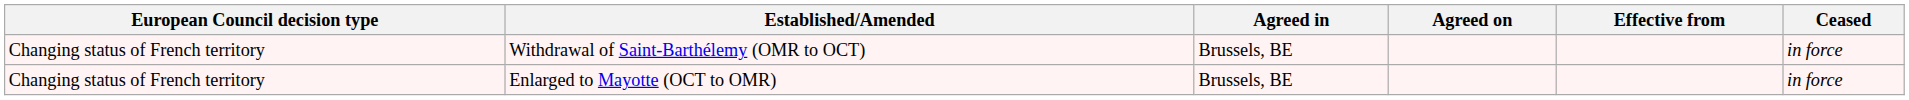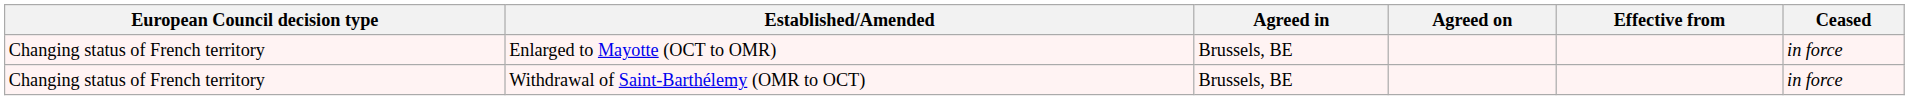rows swapped: (687, 49) <-> (643, 79)
